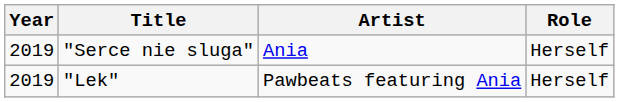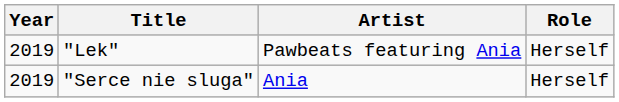rows swapped: (159, 50) <-> (91, 81)
